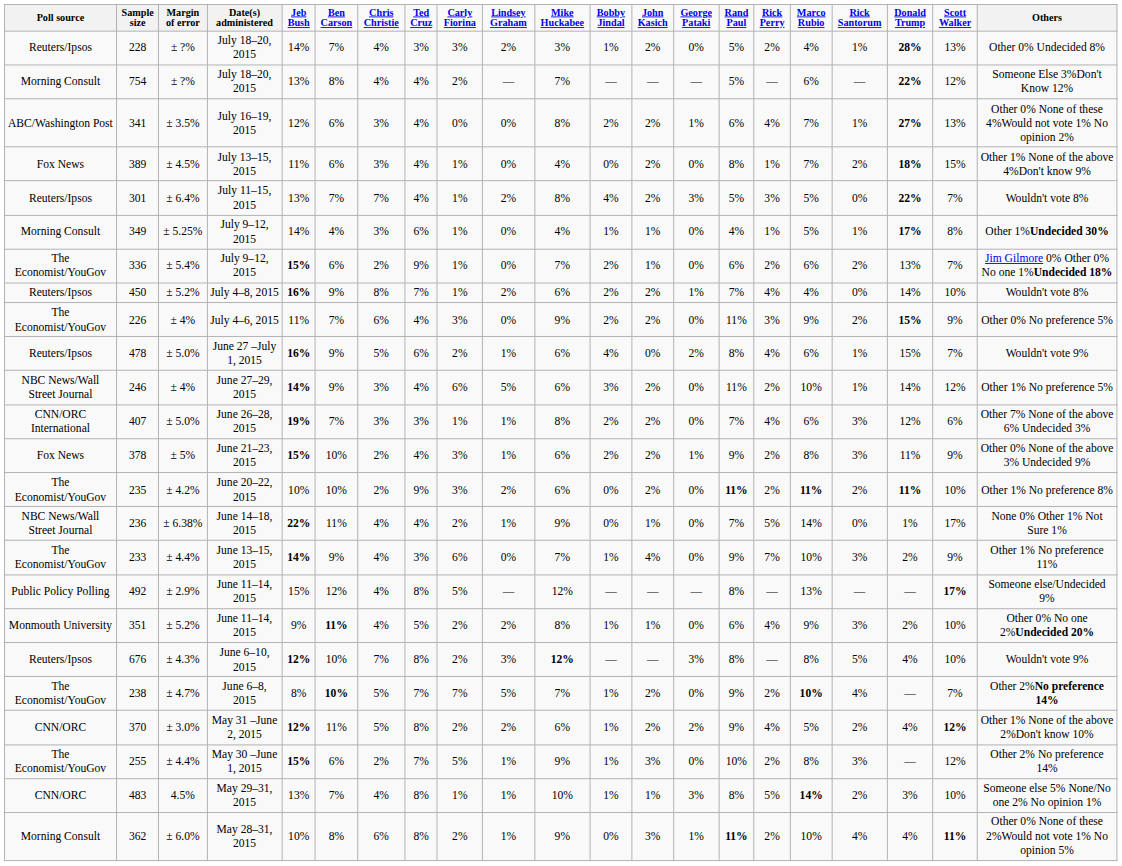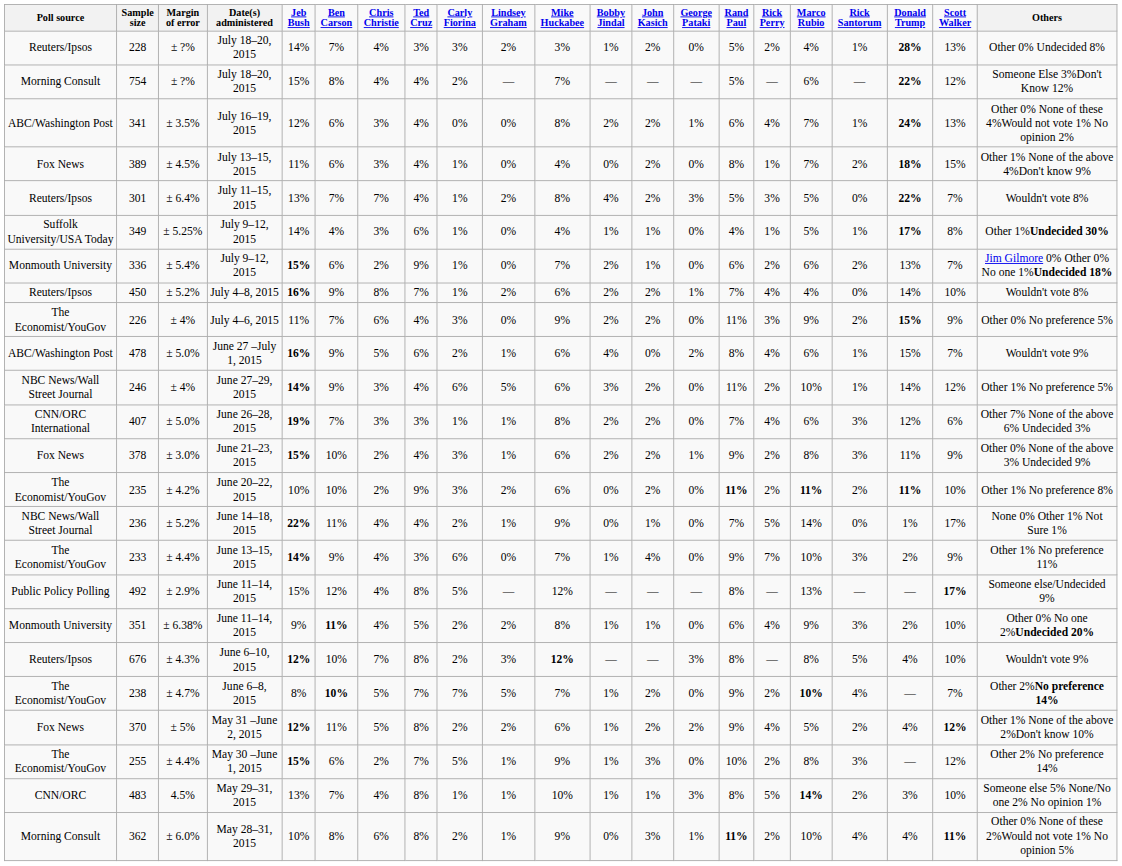(299, 81) 13% -> (299, 81) 15%
(910, 122) 27% -> (910, 122) 24%
(60, 231) Morning Consult -> (60, 231) Suffolk University/USA Today
(60, 265) The Economist/YouGov -> (60, 265) Monmouth University
(60, 353) Reuters/Ipsos -> (60, 353) ABC/Washington Post
(183, 455) ± 5% -> (183, 455) ± 3.0%
(183, 523) ± 6.38% -> (183, 523) ± 5.2%
(183, 625) ± 5.2% -> (183, 625) ± 6.38%
(60, 727) CNN/ORC -> (60, 727) Fox News
(183, 727) ± 3.0% -> (183, 727) ± 5%
